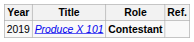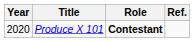(18, 29) 2019 -> (18, 29) 2020
